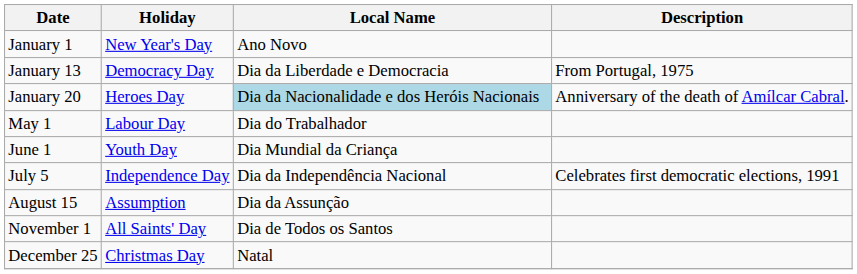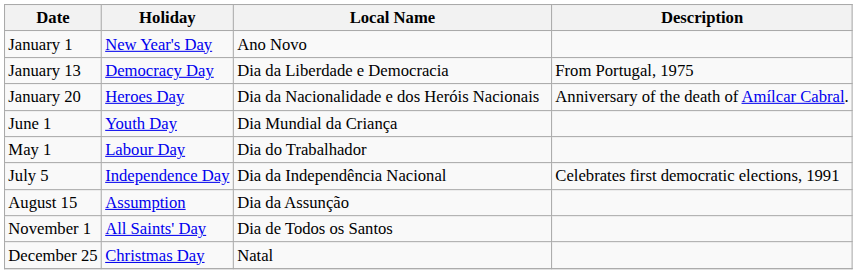(392, 96) lightblue background -> (392, 96) no background
rows swapped: (30, 123) <-> (30, 149)
